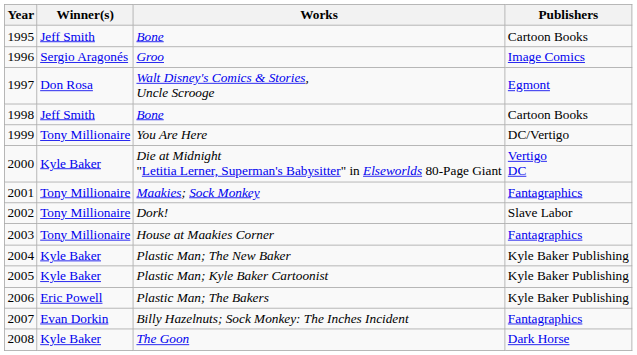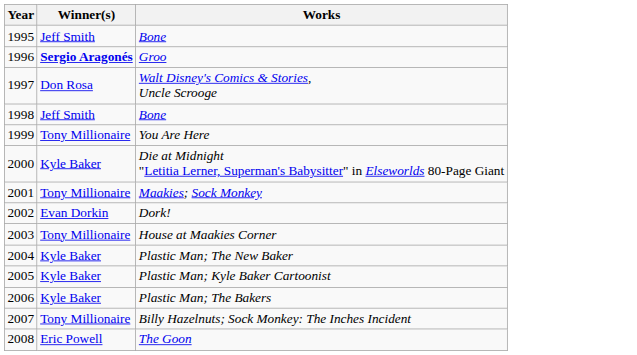- column: (568, 15)
(84, 57) normal -> (86, 57) bold
(85, 213) Tony Millionaire -> (74, 213) Evan Dorkin
(71, 297) Eric Powell -> (71, 297) Kyle Baker
(74, 318) Evan Dorkin -> (85, 318) Tony Millionaire
(71, 339) Kyle Baker -> (71, 339) Eric Powell
